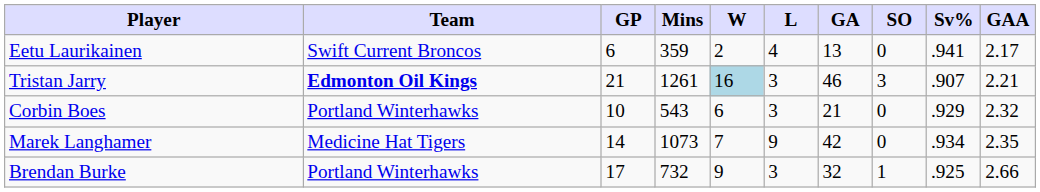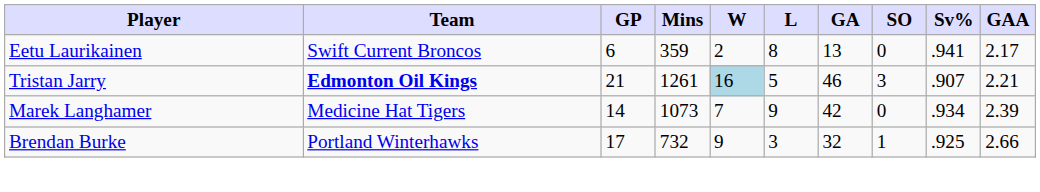(773, 50) 4 -> (773, 50) 8
(773, 80) 3 -> (773, 80) 5
- row: (57, 111)
(1002, 141) 2.35 -> (1002, 111) 2.39
